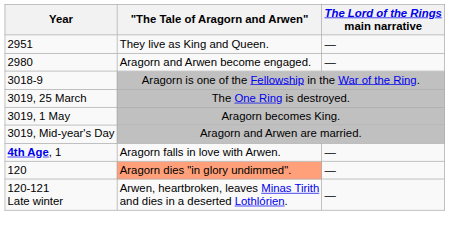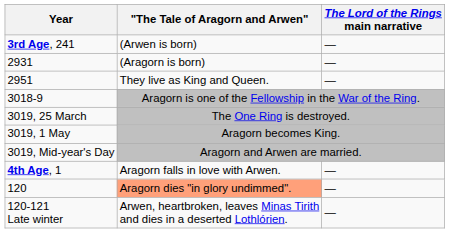+ row: (41, 44)
+ row: (20, 62)
- row: (20, 62)
